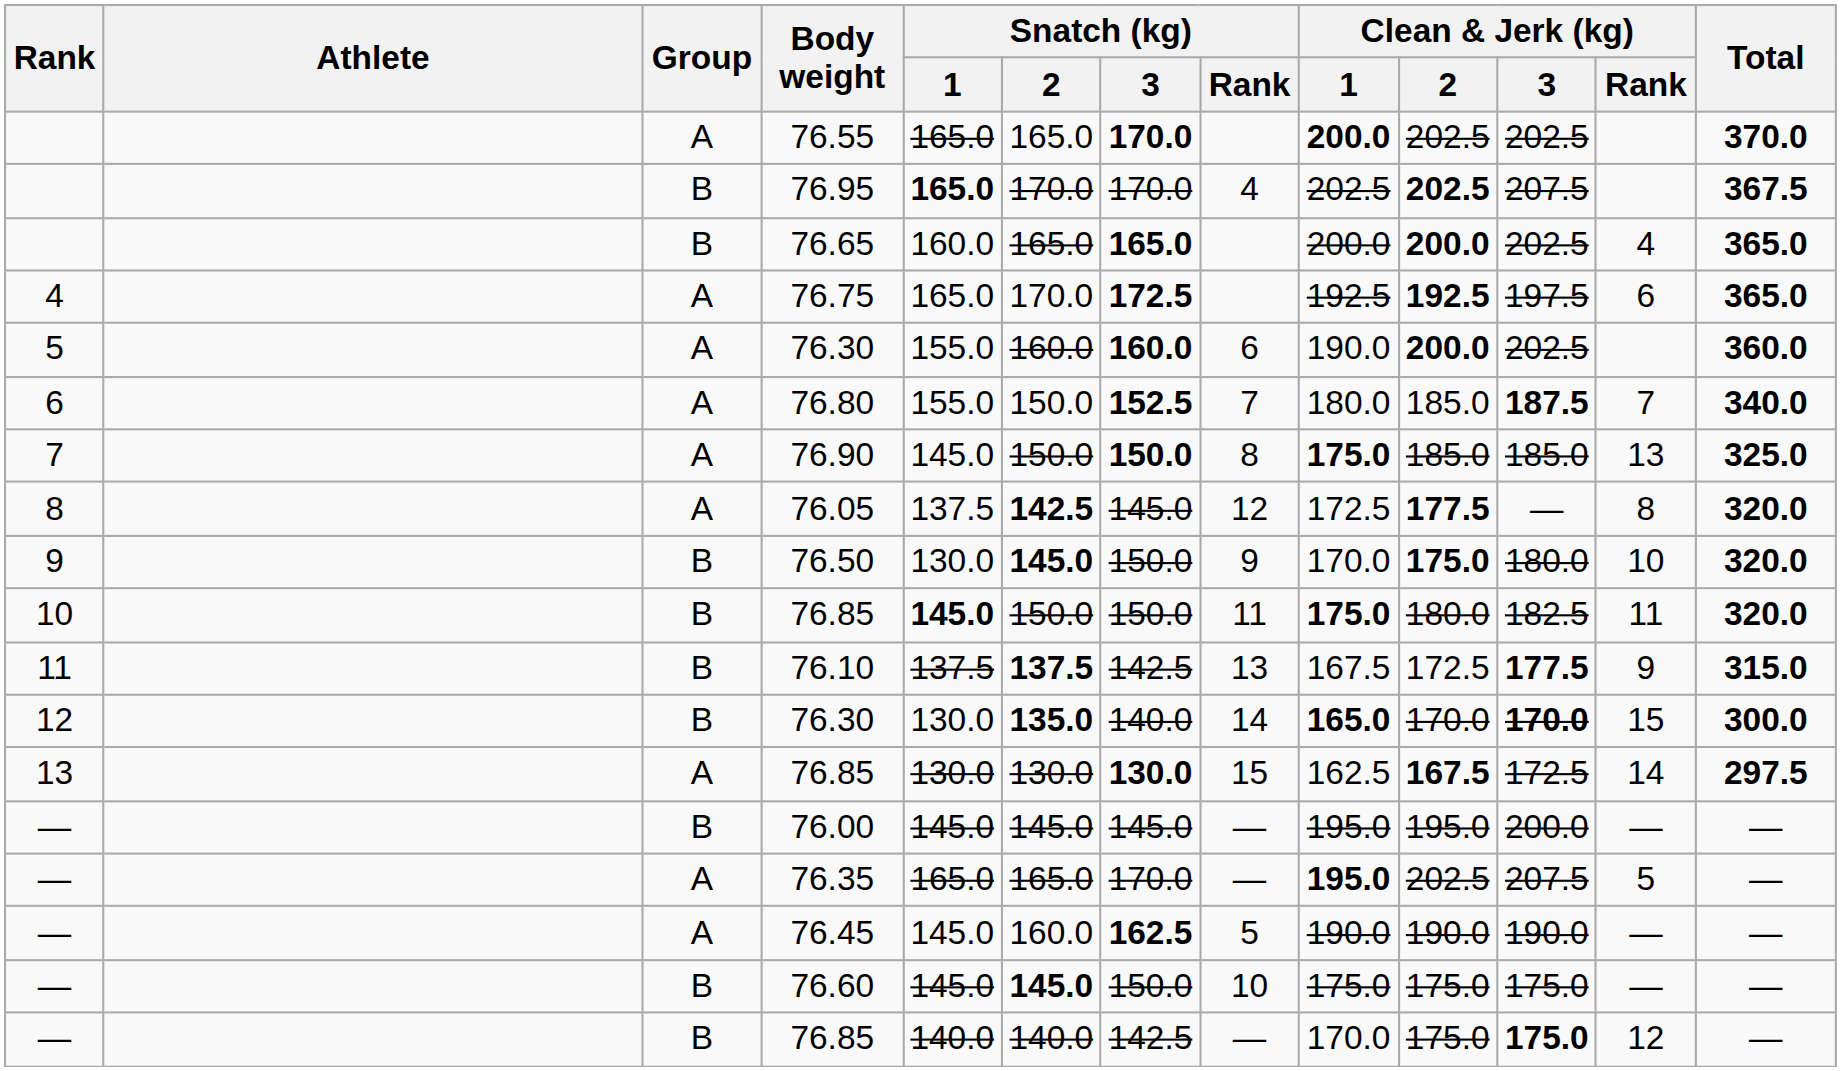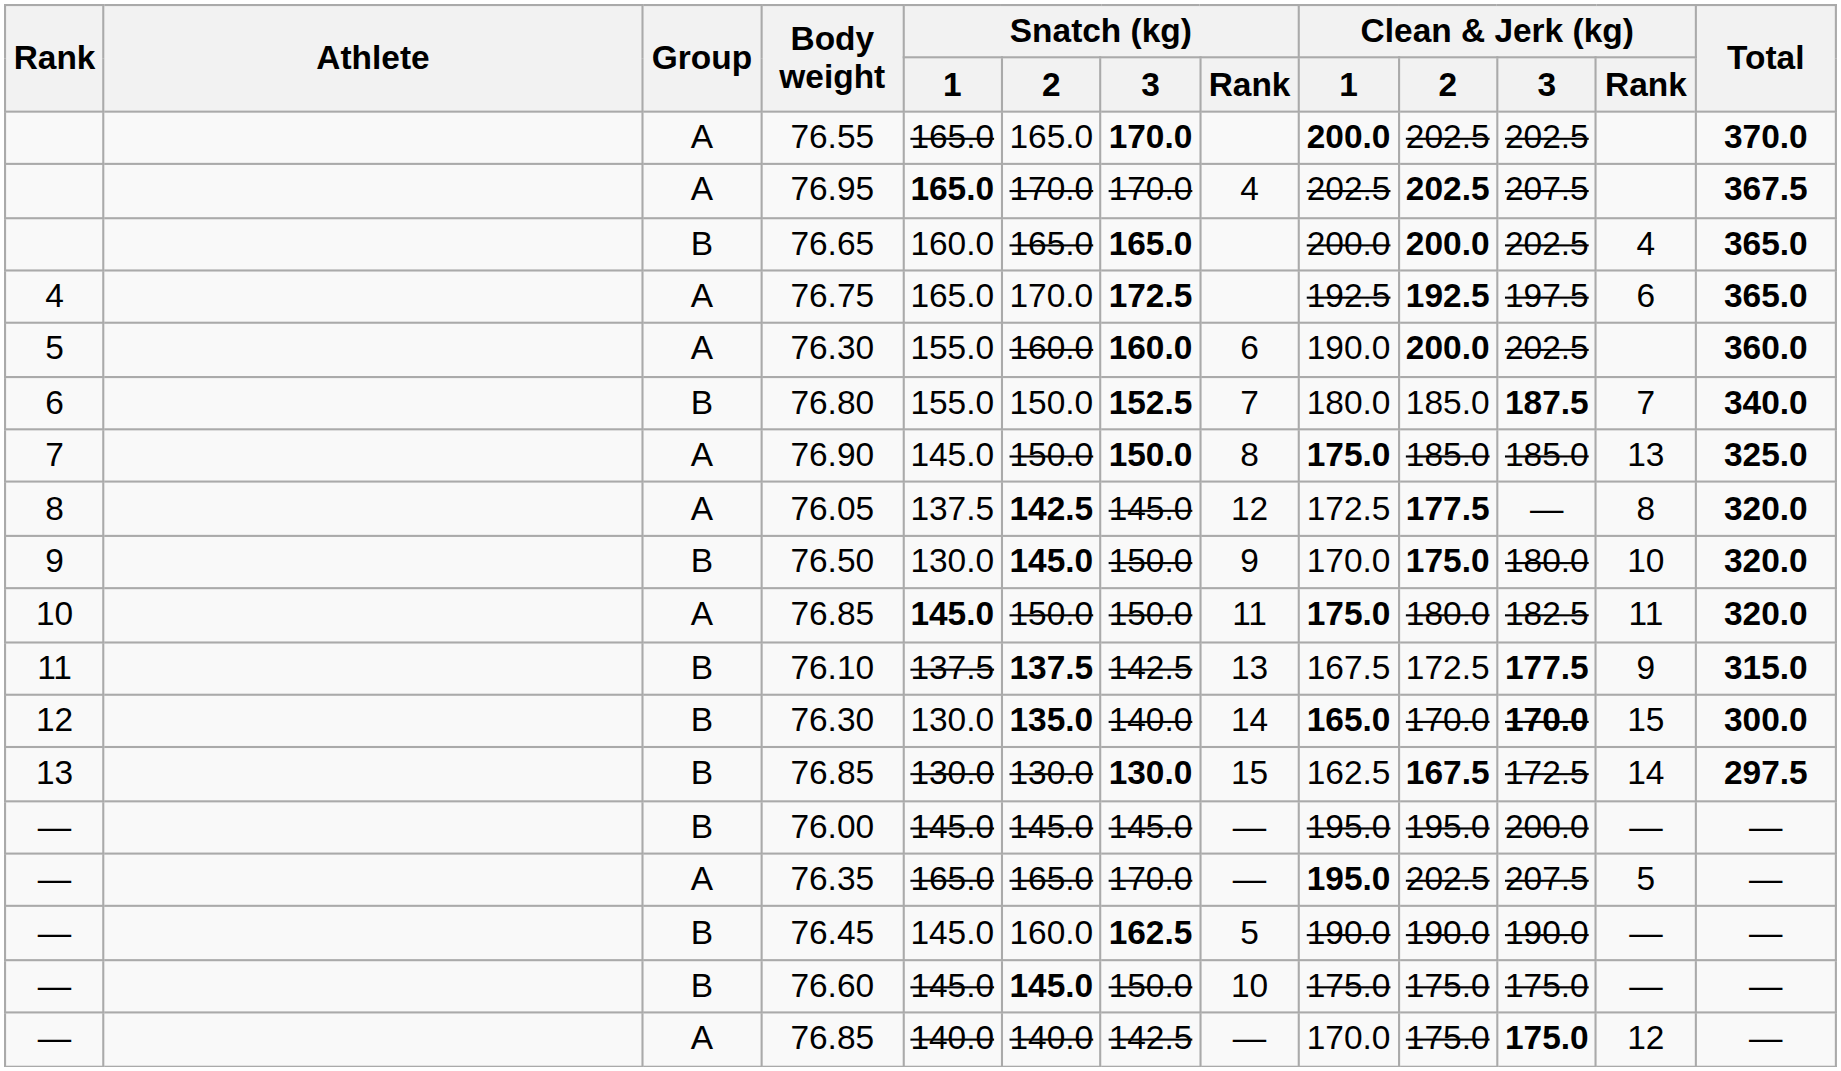(702, 190) B -> (702, 190) A
(702, 402) A -> (702, 402) B
(702, 614) B -> (702, 614) A
(702, 773) A -> (702, 773) B
(702, 932) A -> (702, 932) B
(702, 1038) B -> (702, 1038) A
